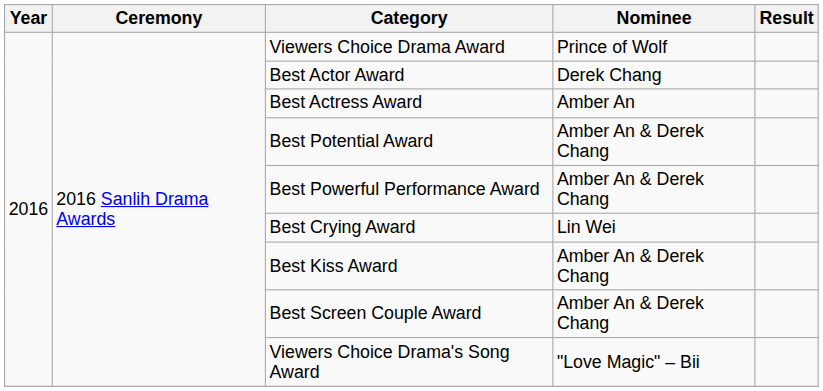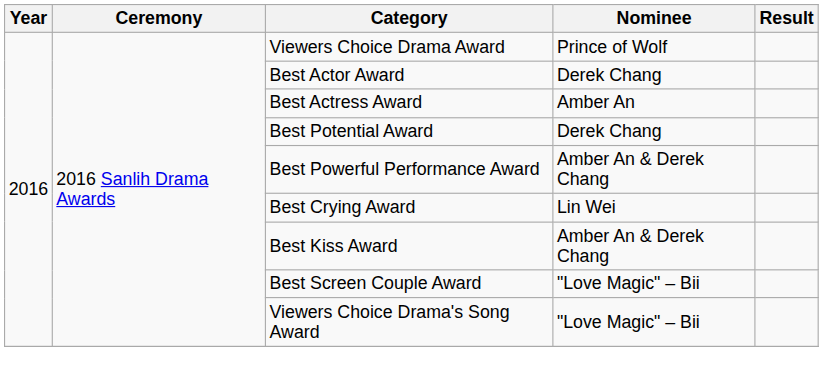(630, 141) Amber An & Derek Chang -> (609, 131) Derek Chang
(630, 313) Amber An & Derek Chang -> (628, 283) "Love Magic" – Bii
